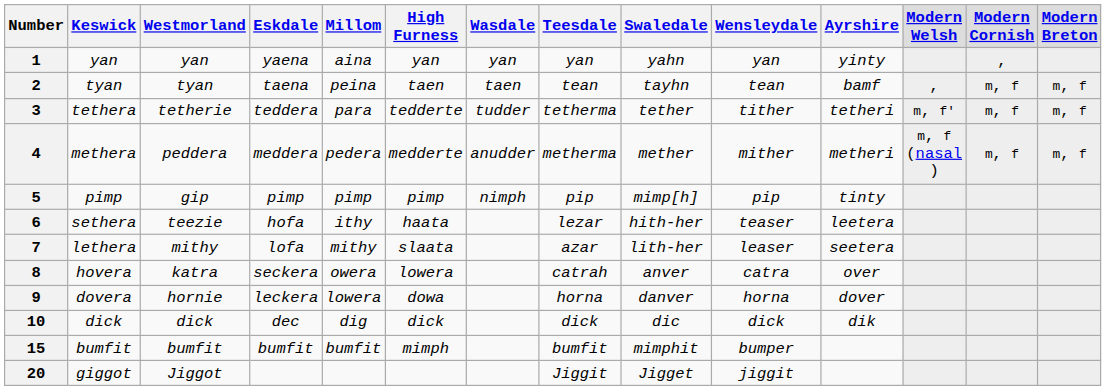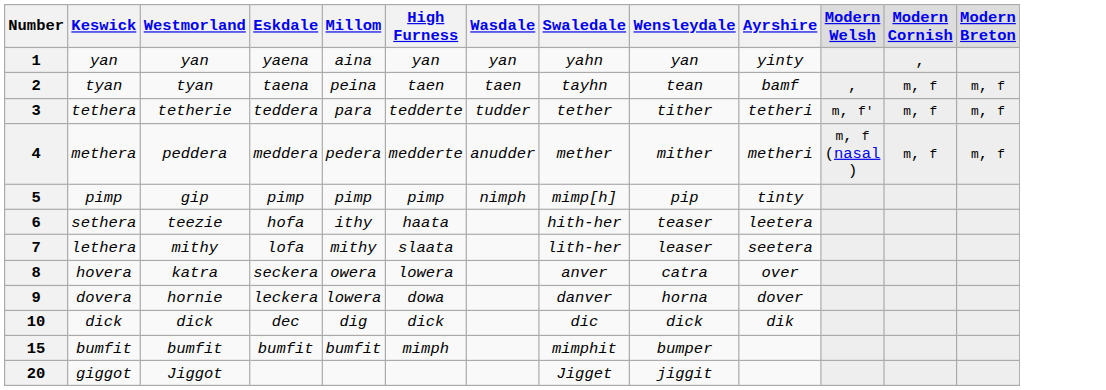- column: (580, 26)
